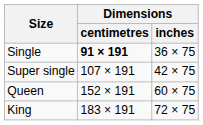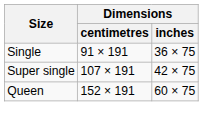(104, 52) bold -> (104, 52) normal
- row: (19, 110)
